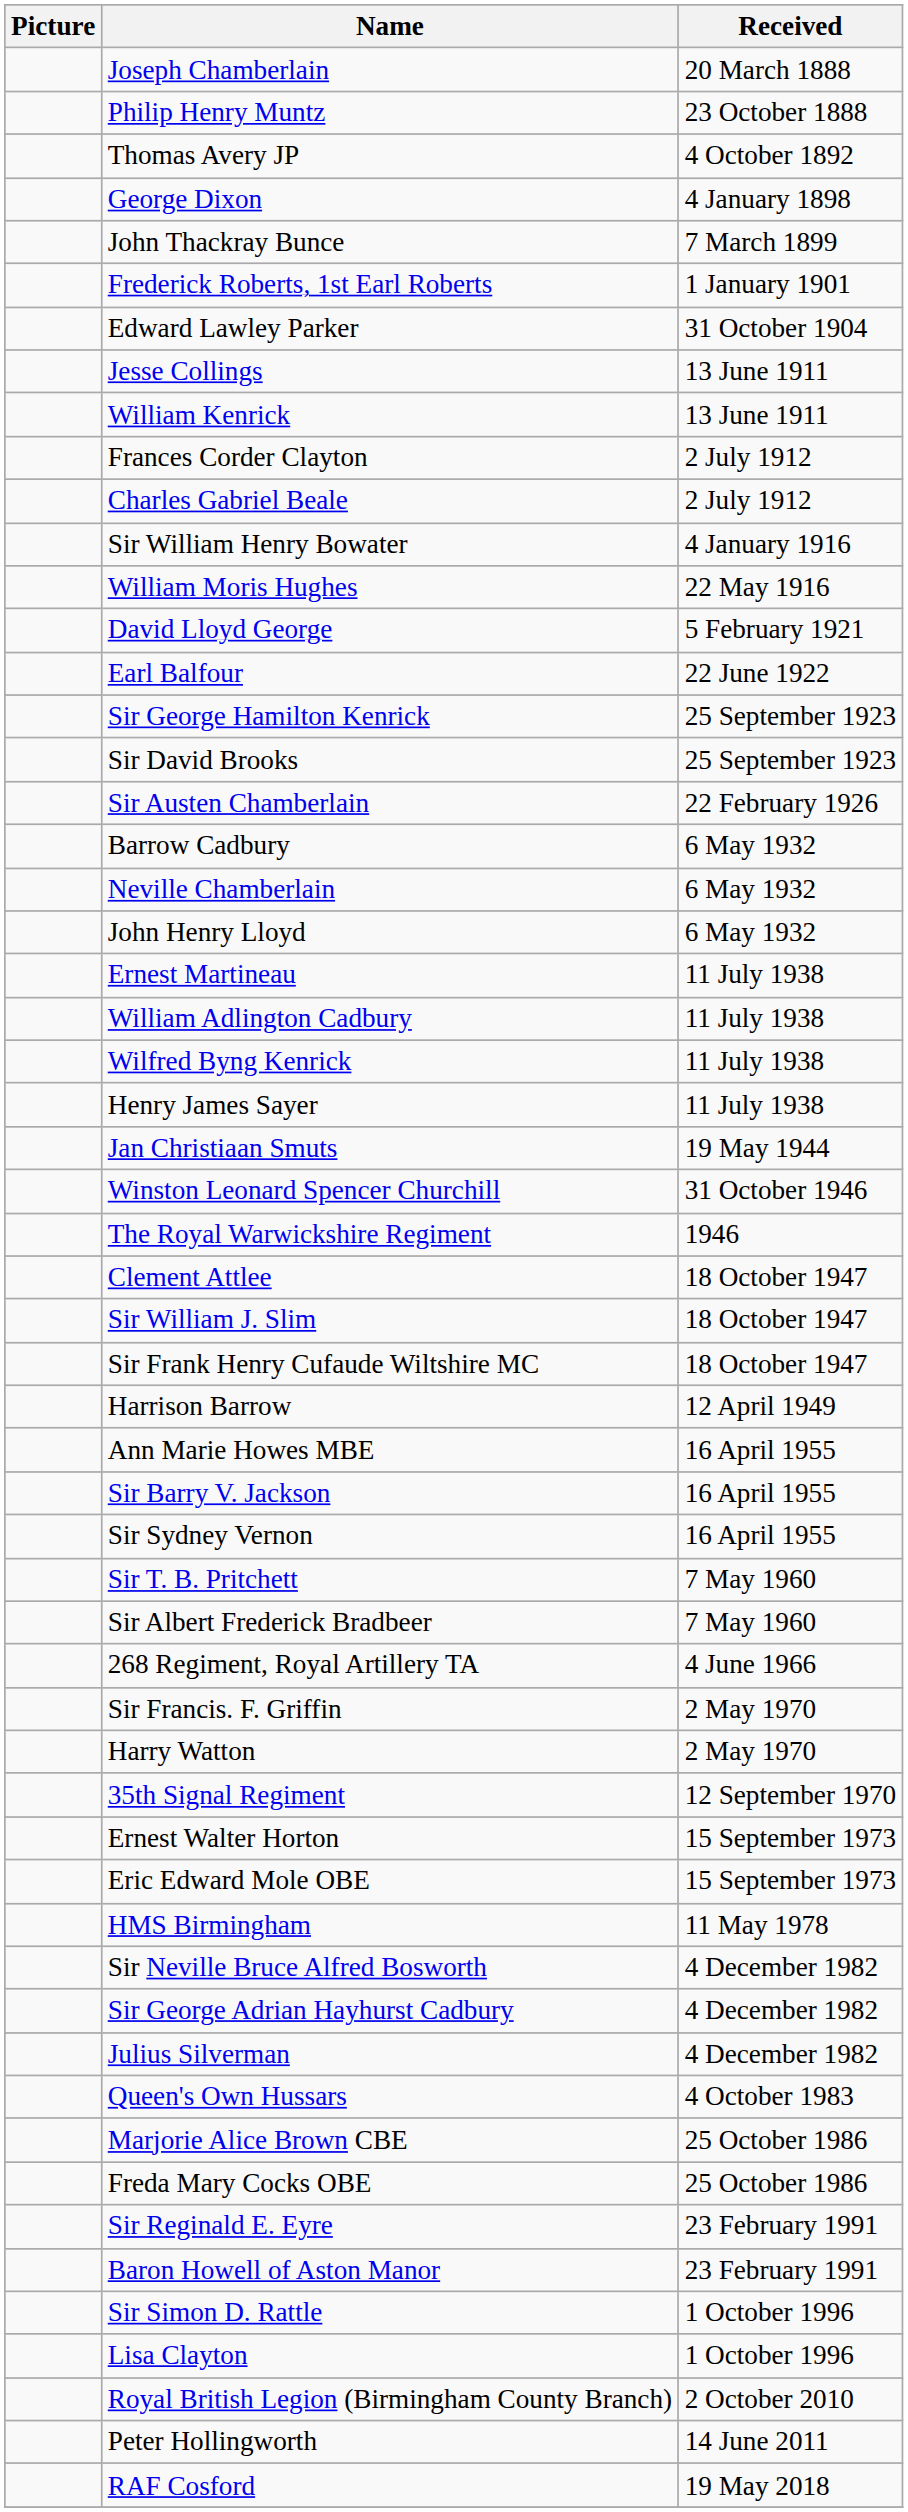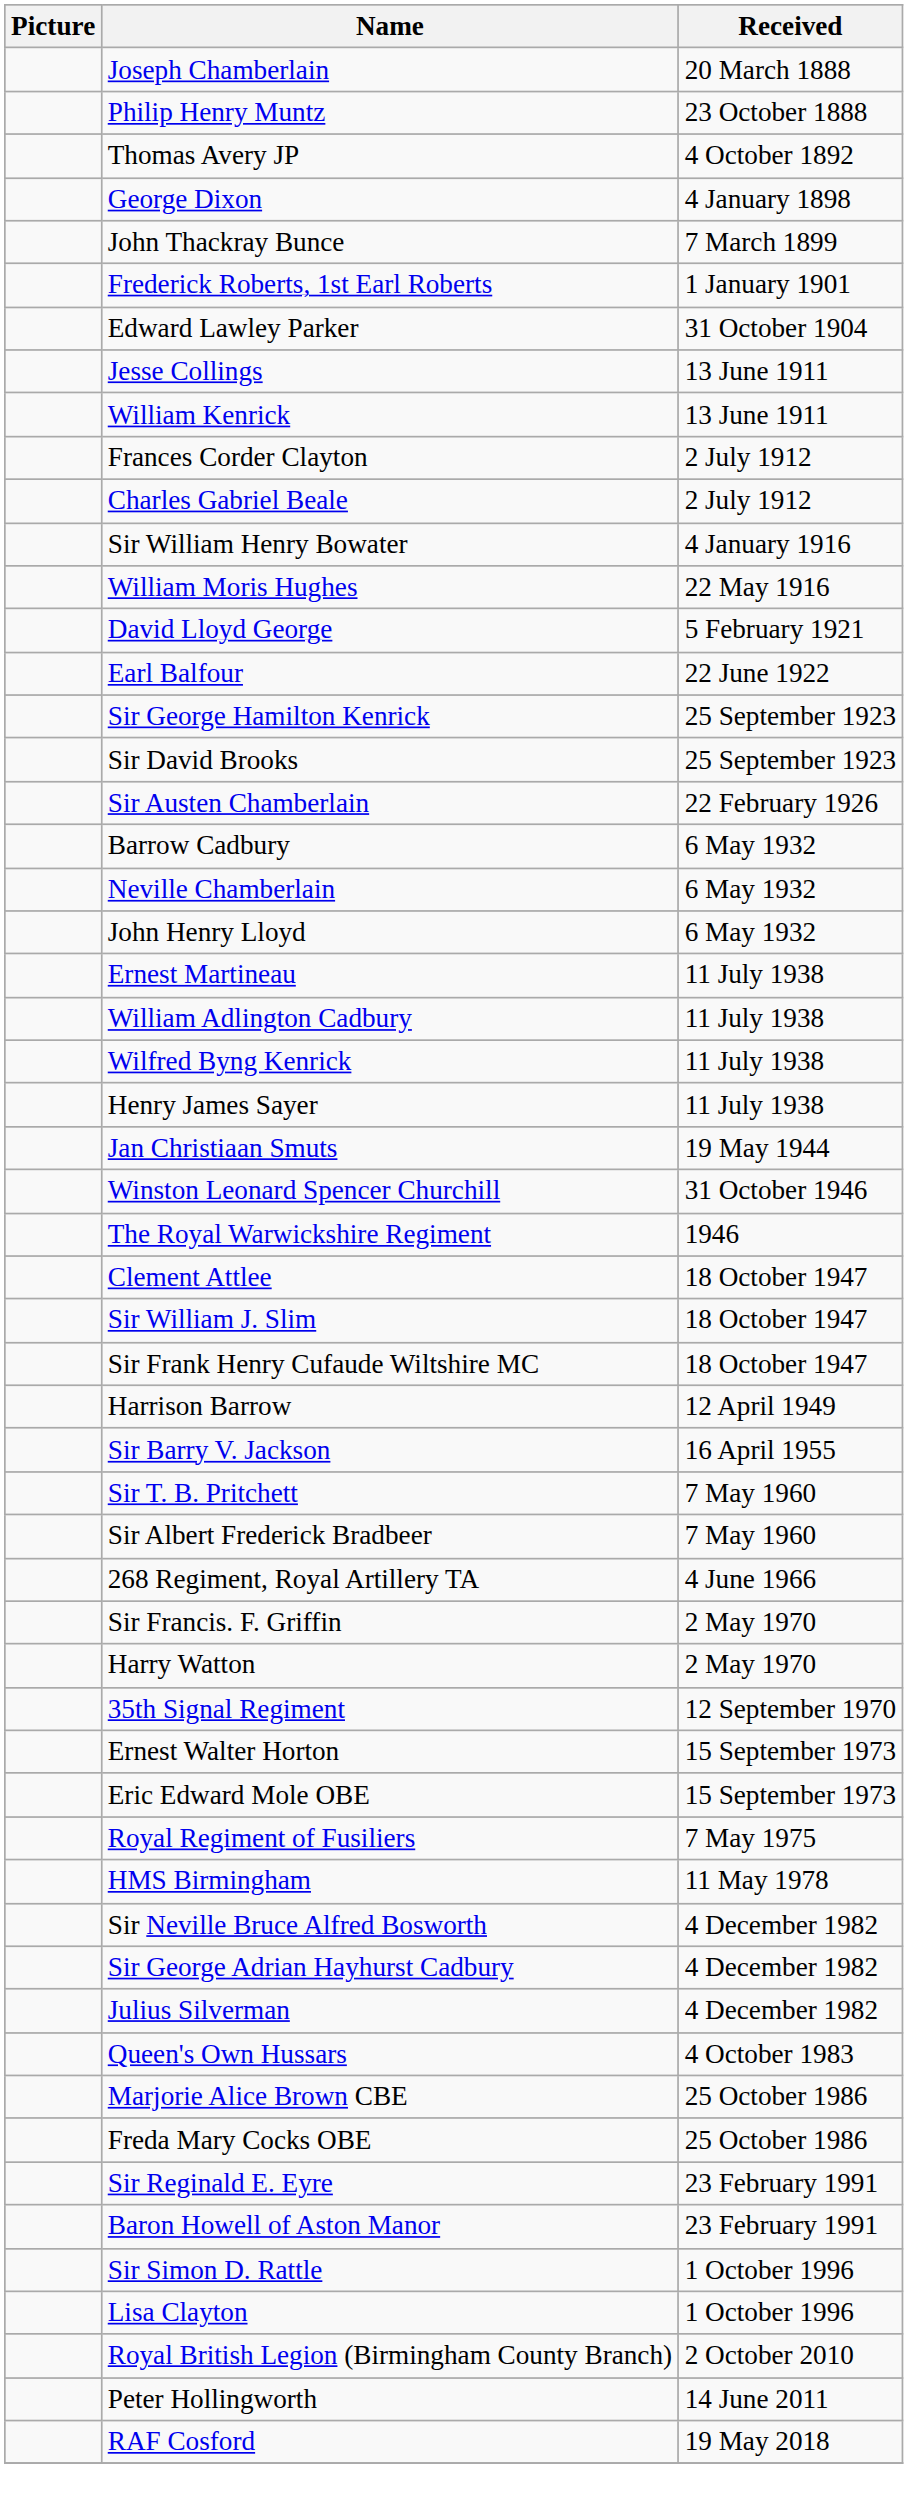- row: (241, 1449)
- row: (210, 1535)
+ row: (261, 1837)
